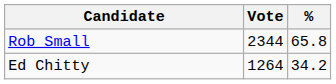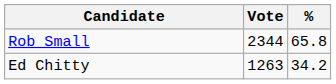(265, 66) 1264 -> (265, 66) 1263
